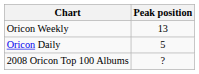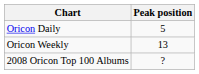rows swapped: (34, 45) <-> (38, 28)
